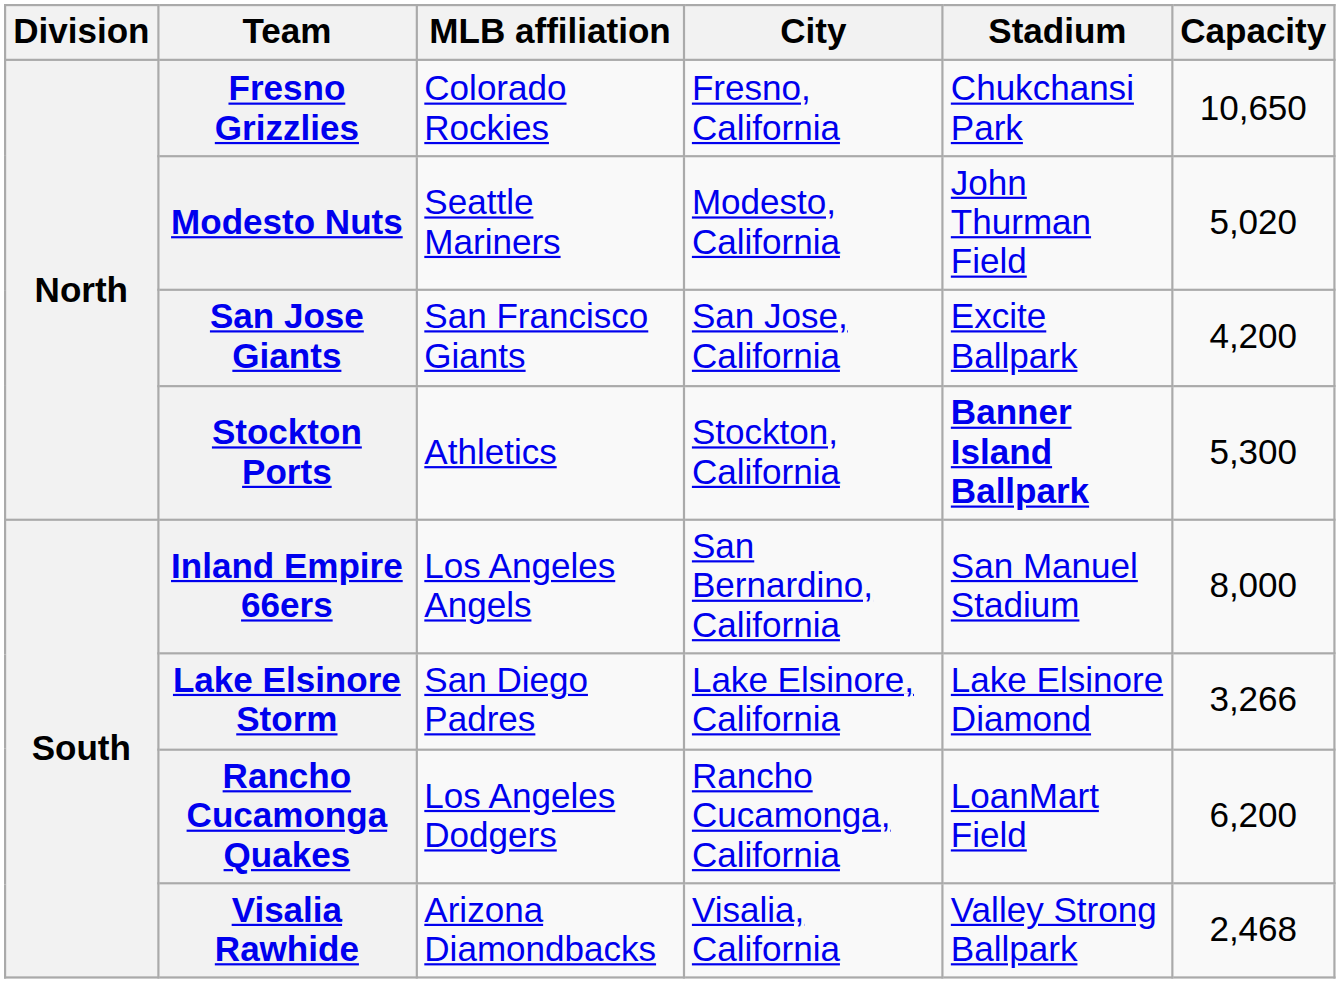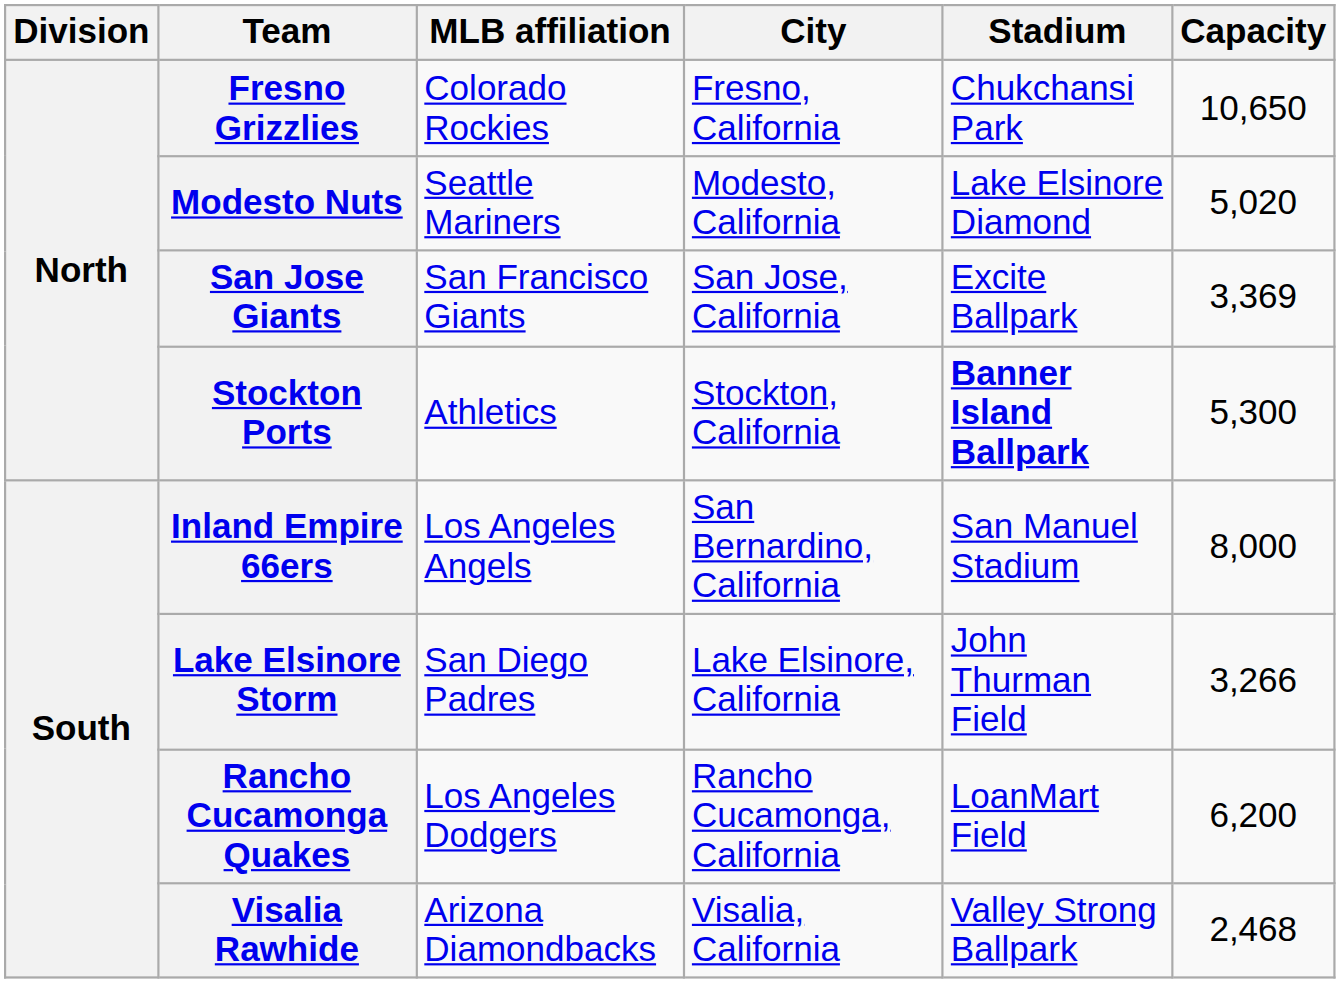(1021, 222) John Thurman Field -> (1057, 202) Lake Elsinore Diamond
(1253, 336) 4,200 -> (1253, 297) 3,369
(1057, 700) Lake Elsinore Diamond -> (1021, 681) John Thurman Field
